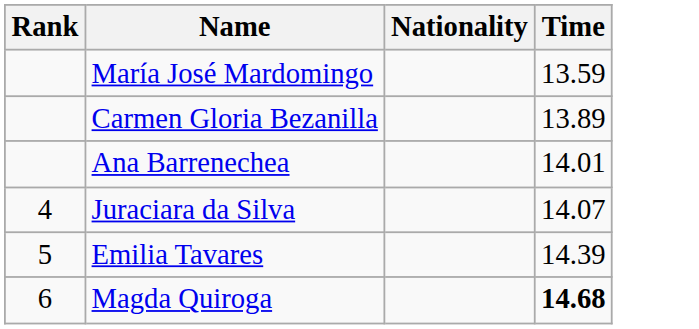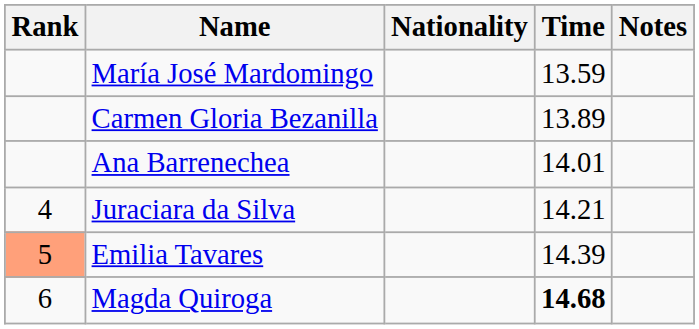+ column: (653, 27)
(573, 208) 14.07 -> (573, 208) 14.21
(45, 254) no background -> (45, 254) lightsalmon background
